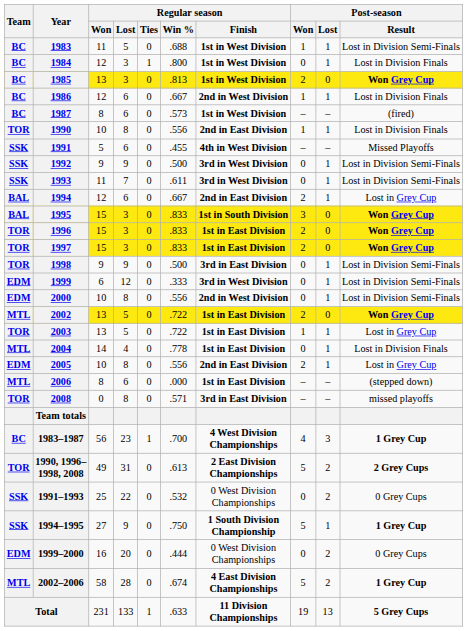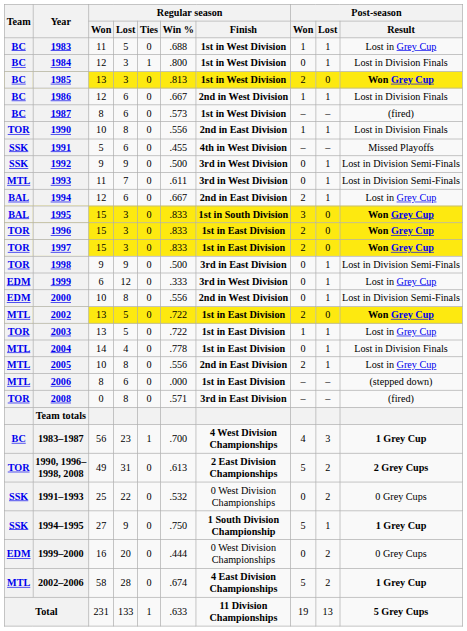(401, 46) Lost in Division Semi-Finals -> (401, 46) Lost in Grey Cup
(19, 181) SSK -> (19, 181) MTL
(401, 281) Lost in Division Semi-Finals -> (401, 281) Lost in Grey Cup
(19, 365) EDM -> (19, 365) MTL
(401, 399) missed playoffs -> (401, 399) (fired)
